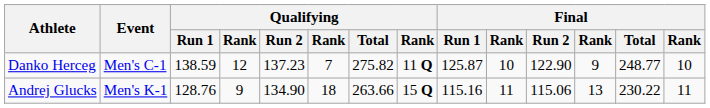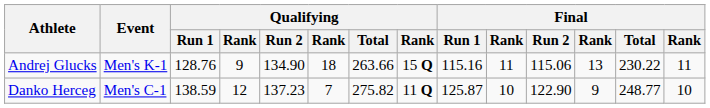rows swapped: (52, 65) <-> (52, 90)
